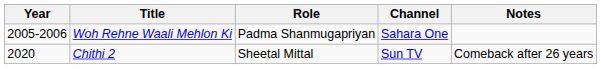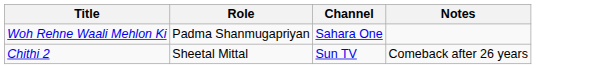- column: (37, 14)
